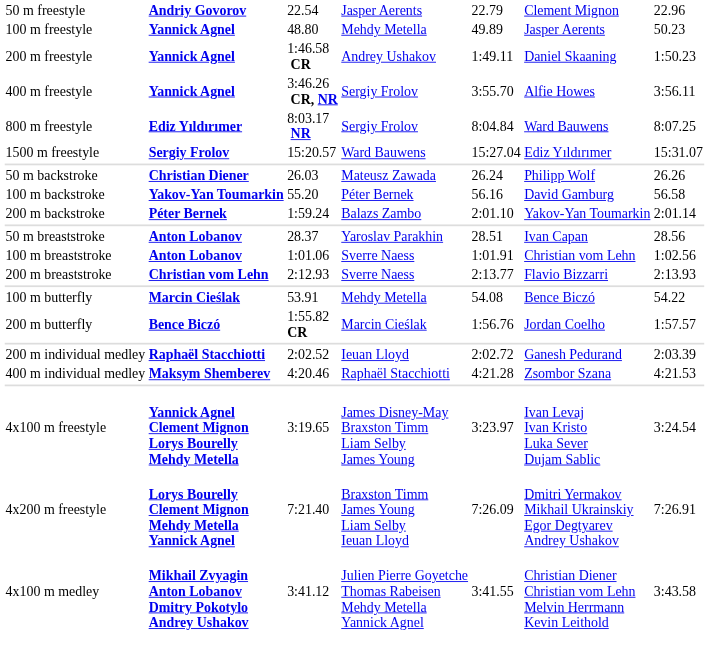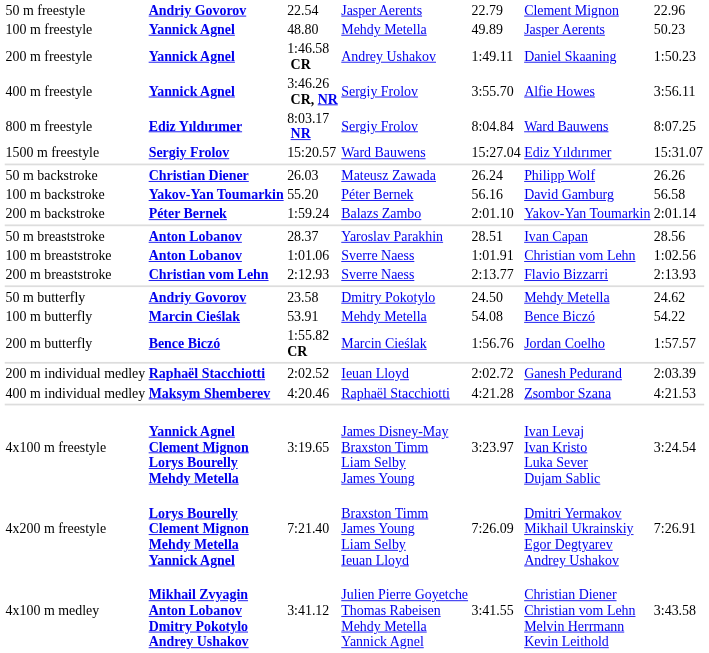+ row: (45, 297)
